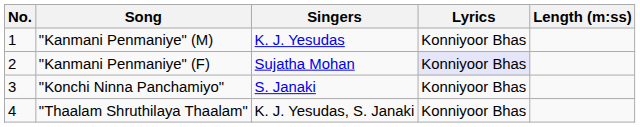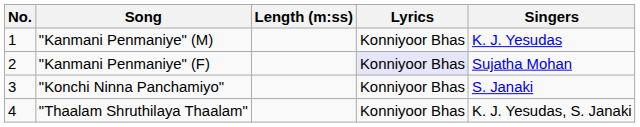columns swapped: (334, 16) <-> (582, 16)
